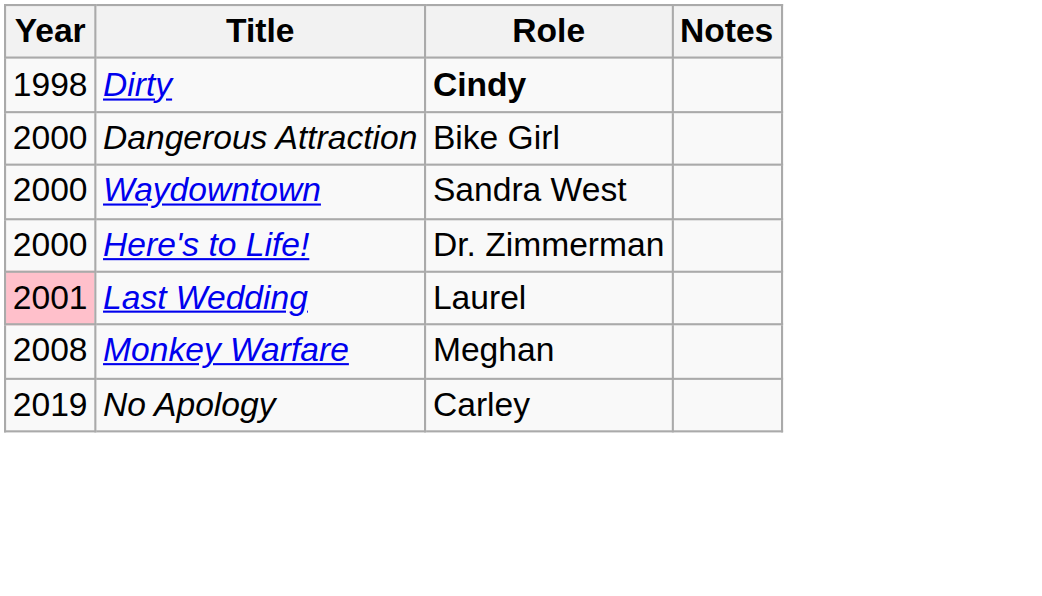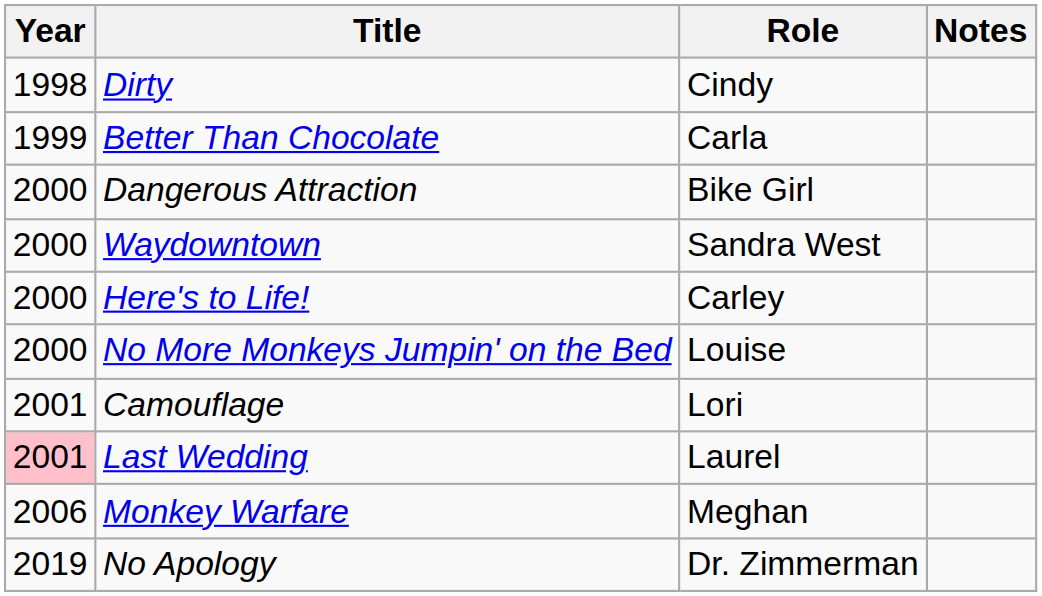(480, 84) bold -> (730, 84) normal
+ row: (271, 137)
(549, 244) Dr. Zimmerman -> (736, 297) Carley
+ row: (387, 350)
+ row: (194, 404)
(50, 350) 2008 -> (50, 510) 2006
(481, 404) Carley -> (803, 564) Dr. Zimmerman
